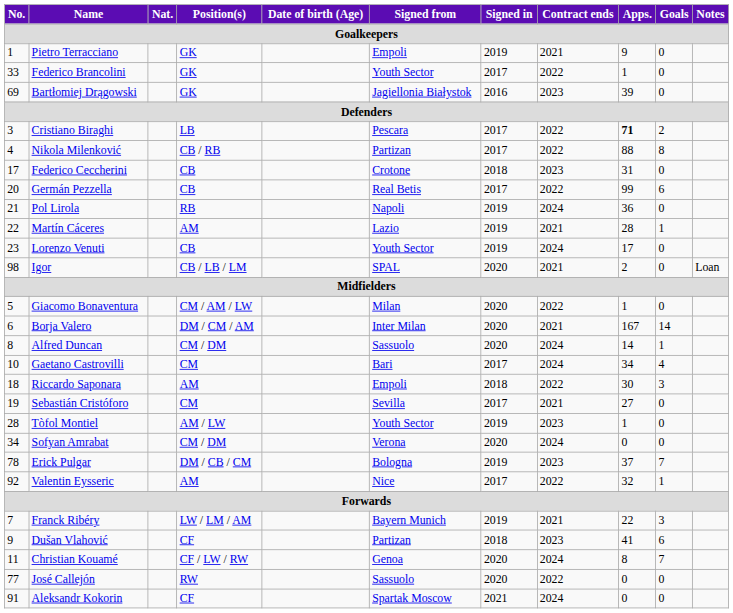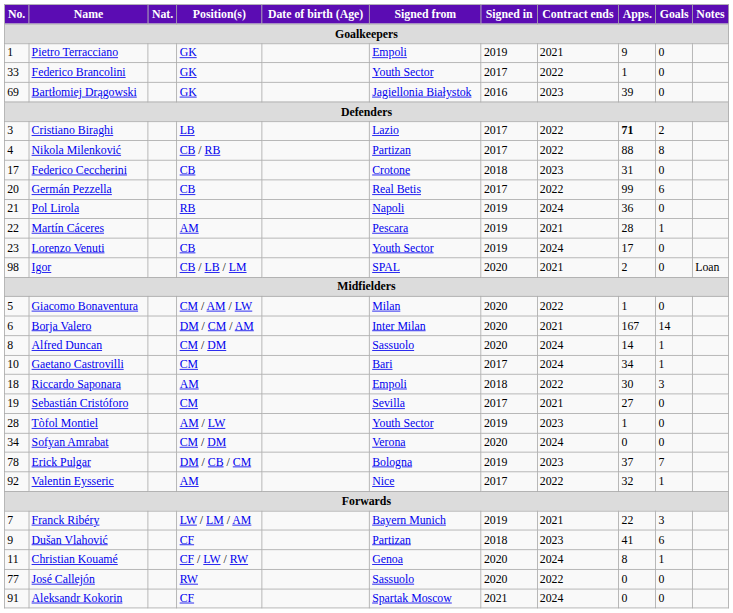(390, 131) Pescara -> (386, 131) Lazio
(386, 228) Lazio -> (390, 228) Pescara
(662, 365) 4 -> (662, 365) 1
(662, 559) 7 -> (662, 559) 1
